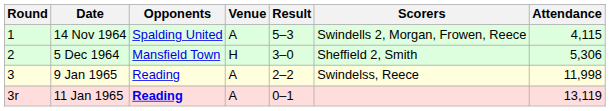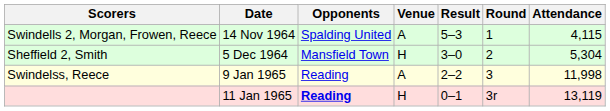columns swapped: (28, 14) <-> (422, 14)
(586, 55) 5,306 -> (586, 55) 5,304
(233, 95) A -> (402, 95) H
